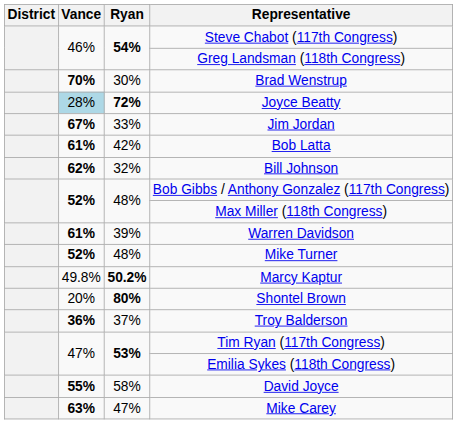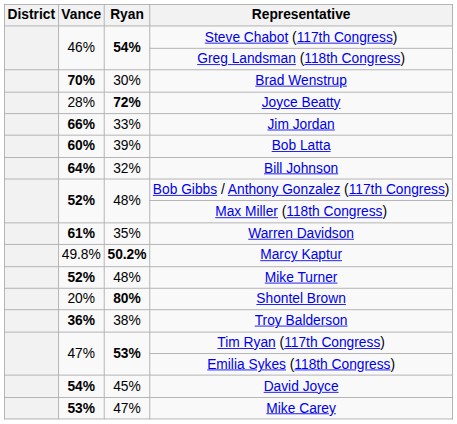(81, 102) lightblue background -> (81, 102) no background
(81, 124) 67% -> (81, 124) 66%
(81, 146) 61% -> (81, 146) 60%
(127, 146) 42% -> (127, 146) 39%
(81, 168) 62% -> (81, 168) 64%
(127, 233) 39% -> (127, 233) 35%
rows swapped: (301, 277) <-> (301, 255)
(127, 320) 37% -> (127, 320) 38%
(81, 386) 55% -> (81, 386) 54%
(127, 386) 58% -> (127, 386) 45%
(81, 408) 63% -> (81, 408) 53%
